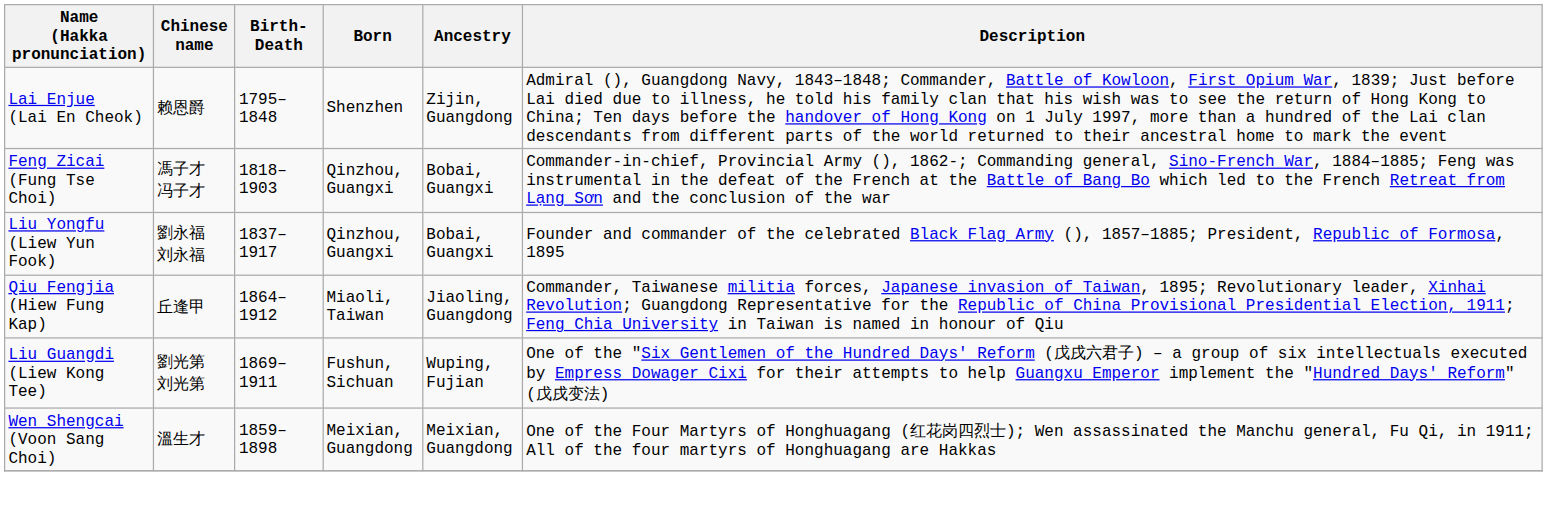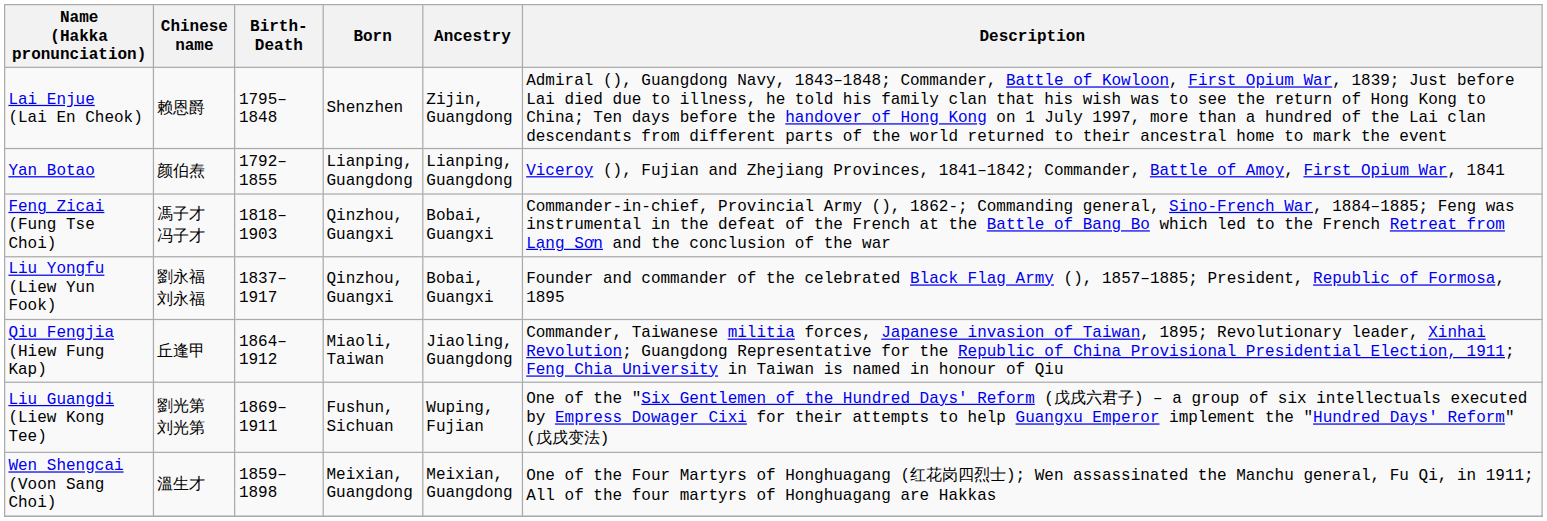+ row: (52, 171)
